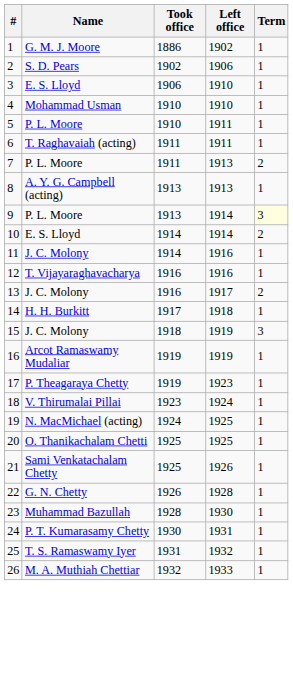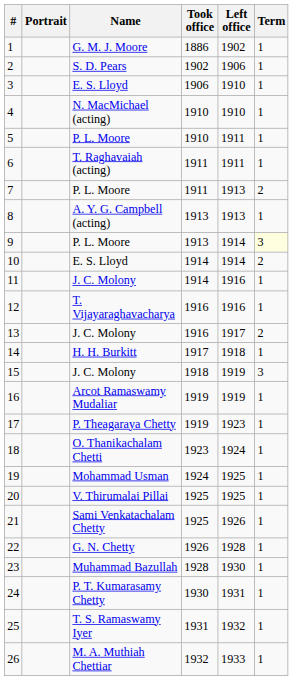+ column: (46, 20)
(73, 104) Mohammad Usman -> (111, 111) N. MacMichael (acting)
(73, 402) V. Thirumalai Pillai -> (117, 450) O. Thanikachalam Chetti
(84, 421) N. MacMichael (acting) -> (121, 476) Mohammad Usman
(86, 440) O. Thanikachalam Chetti -> (120, 495) V. Thirumalai Pillai
